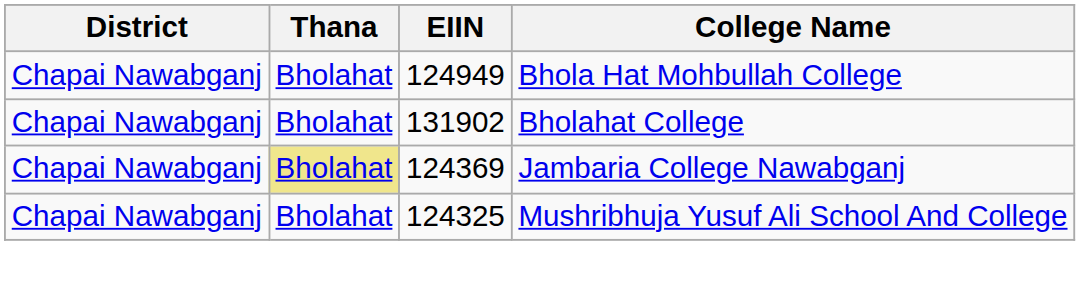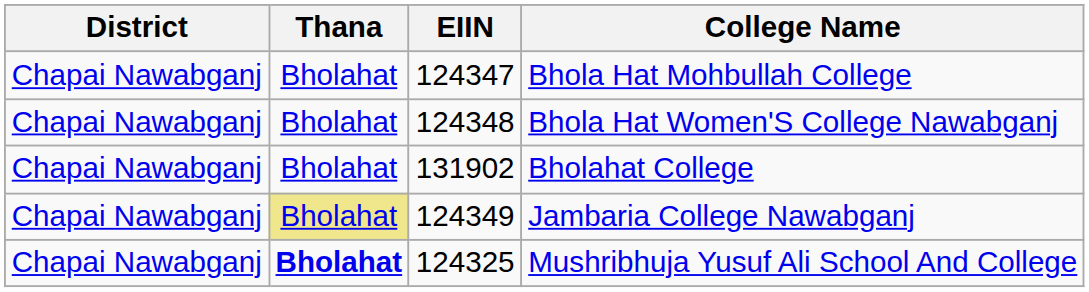(455, 74) 124949 -> (465, 74) 124347
+ row: (793, 121)
(455, 168) 124369 -> (465, 215) 124349
(334, 215) normal -> (339, 262) bold
